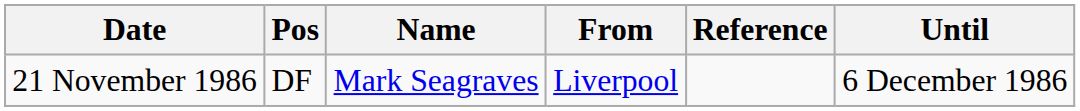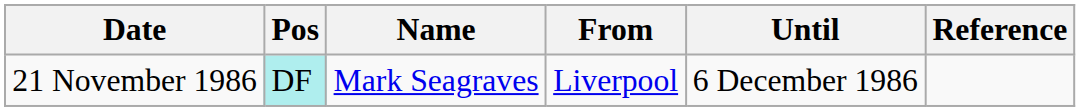columns swapped: (955, 29) <-> (760, 29)
(292, 79) no background -> (292, 79) paleturquoise background
